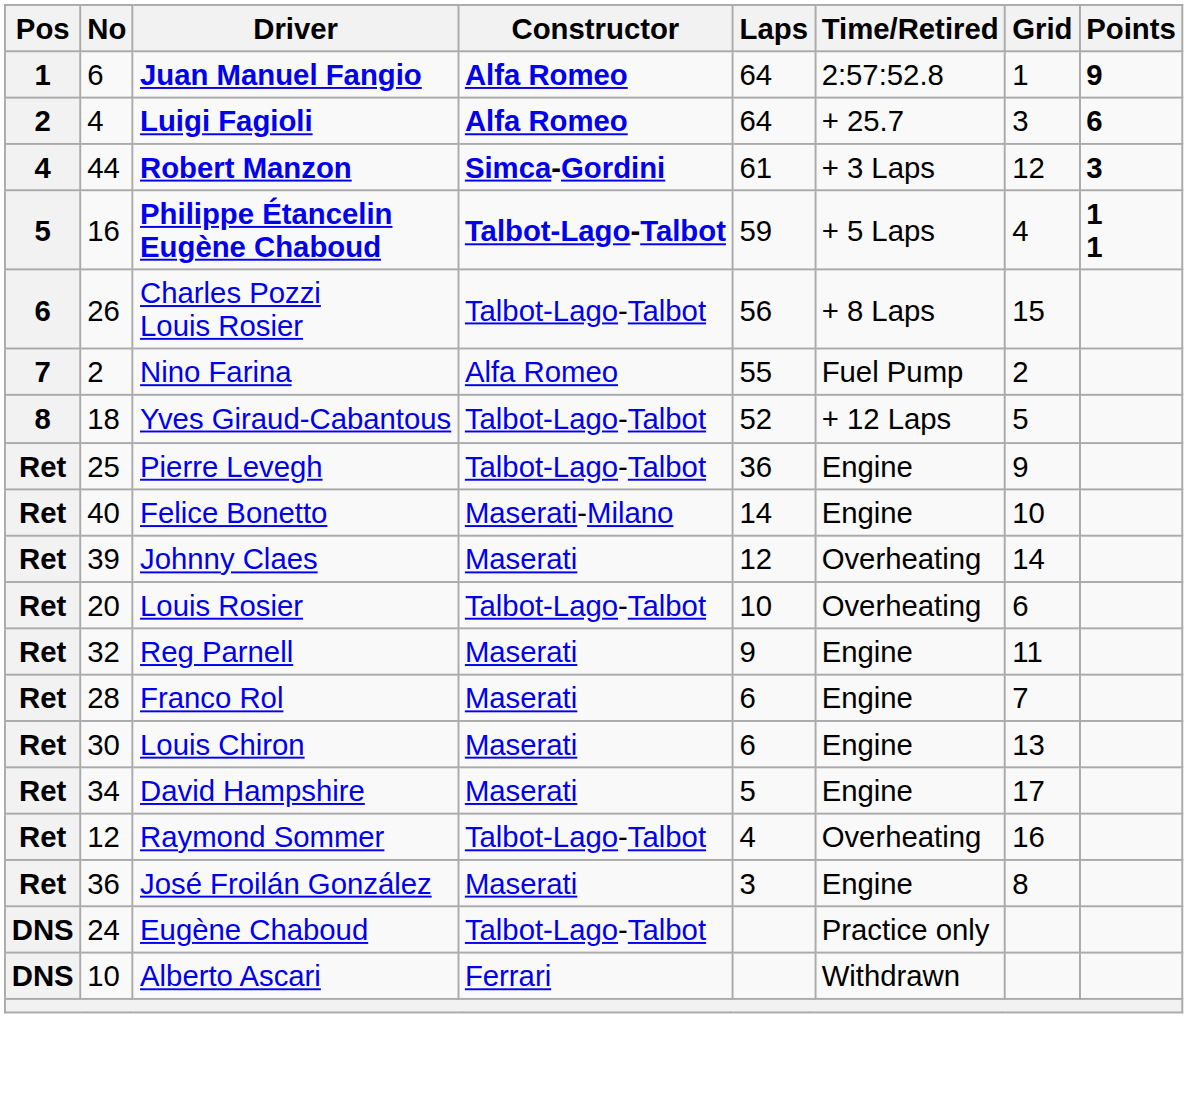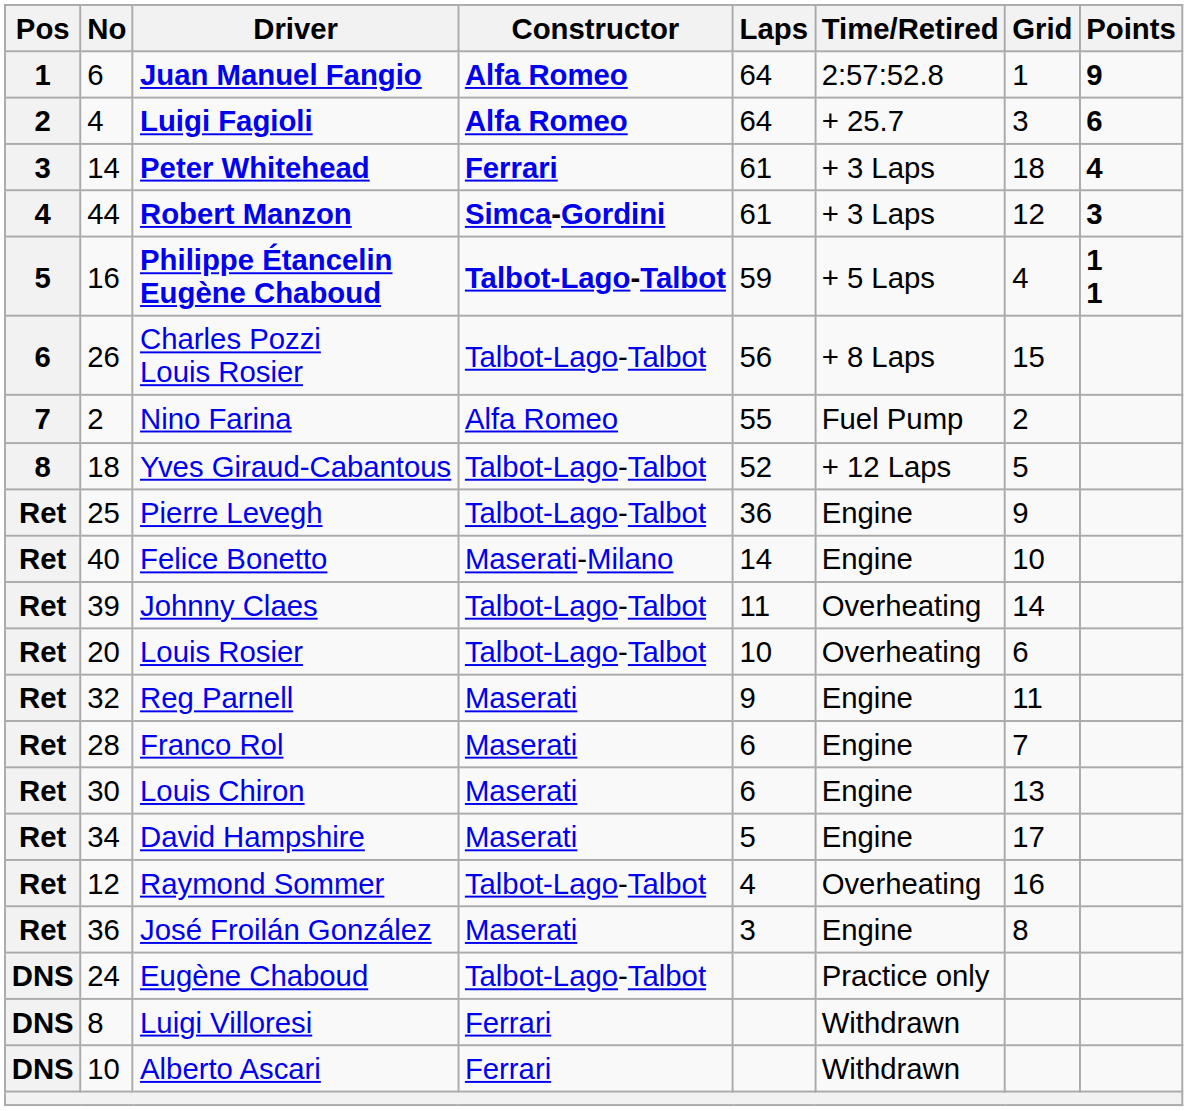+ row: (255, 168)
(521, 558) Maserati -> (585, 605) Talbot-Lago-Talbot
(756, 558) 12 -> (755, 605) 11
+ row: (226, 1023)
